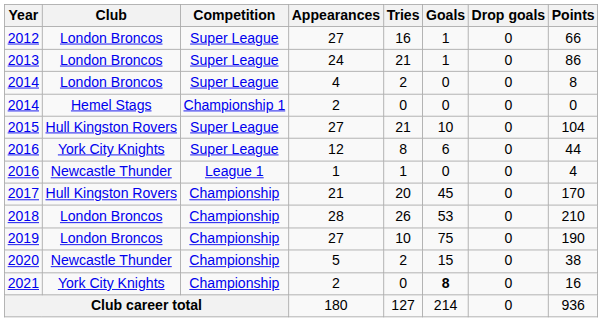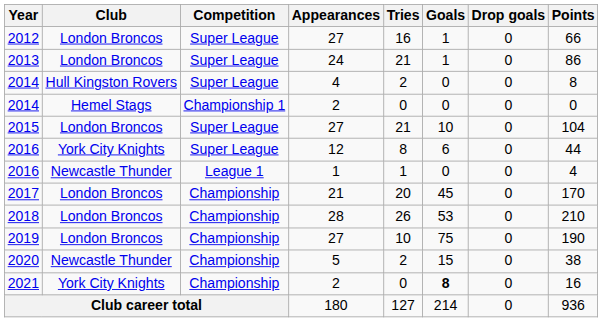(111, 82) London Broncos -> (111, 82) Hull Kingston Rovers
(111, 127) Hull Kingston Rovers -> (111, 127) London Broncos
(111, 194) Hull Kingston Rovers -> (111, 194) London Broncos
